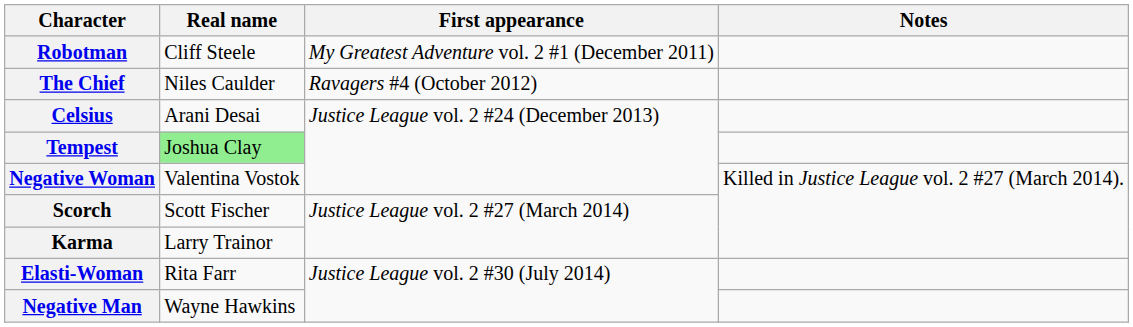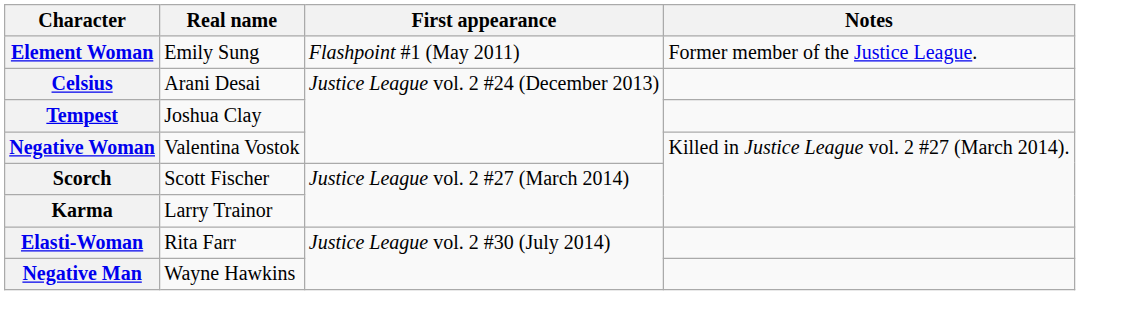+ row: (82, 52)
- row: (82, 52)
- row: (82, 83)
(213, 147) lightgreen background -> (213, 115) no background
